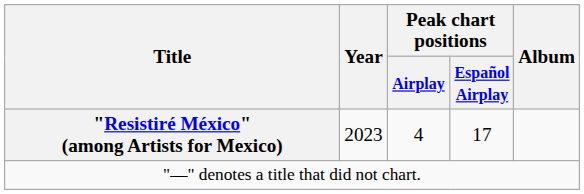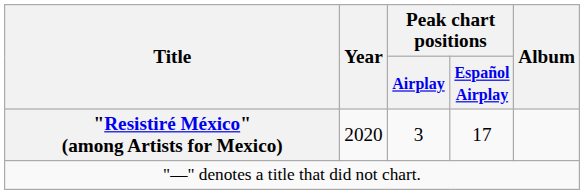(363, 134) 2023 -> (363, 134) 2020
(419, 134) 4 -> (419, 134) 3
